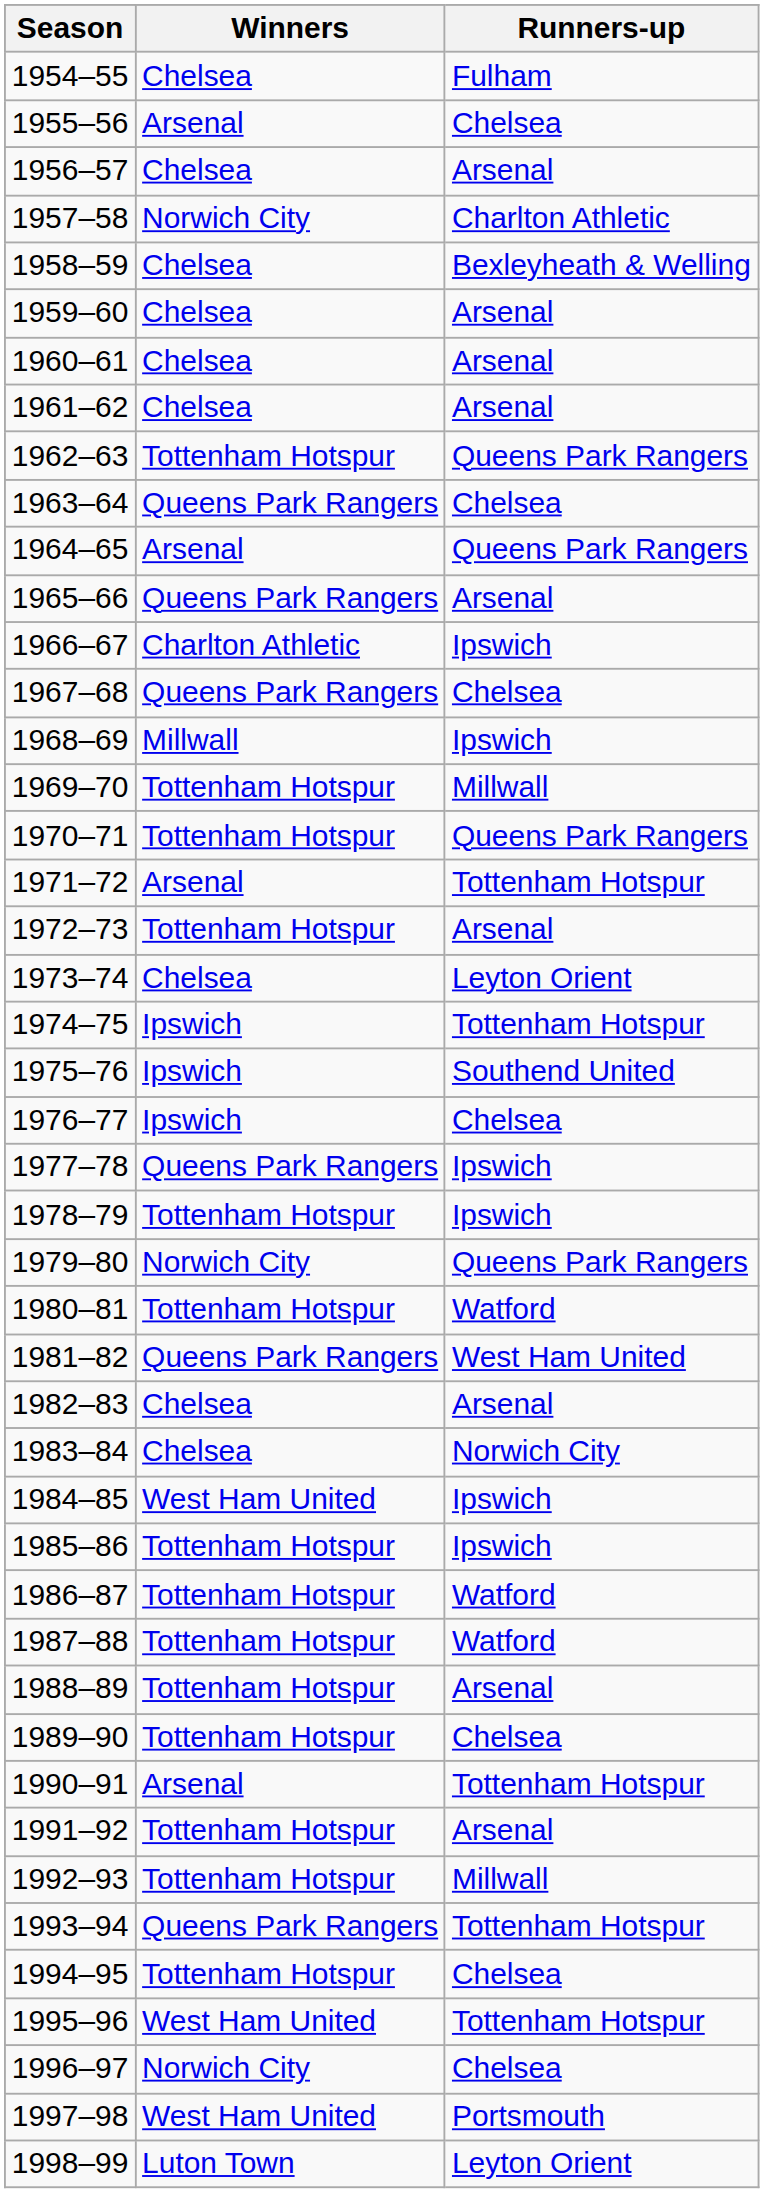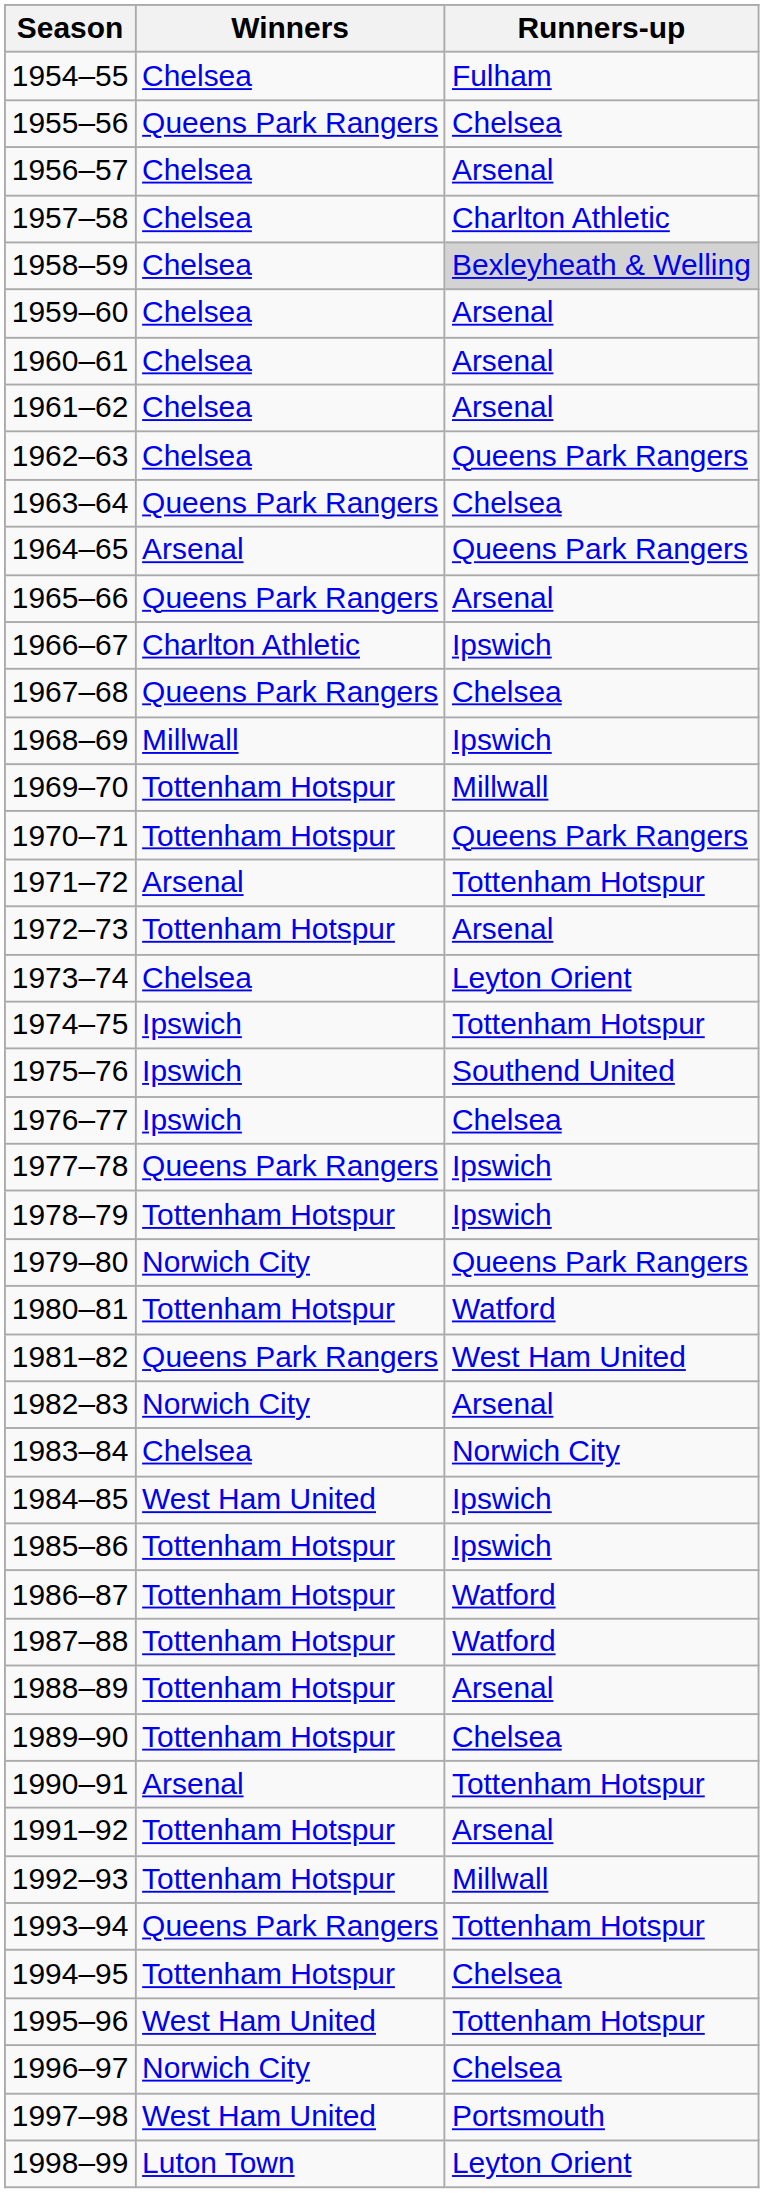(193, 123) Arsenal -> (290, 123) Queens Park Rangers
(226, 218) Norwich City -> (197, 218) Chelsea
(601, 265) no background -> (601, 265) lightgrey background
(269, 455) Tottenham Hotspur -> (197, 455) Chelsea
(197, 1404) Chelsea -> (226, 1404) Norwich City
